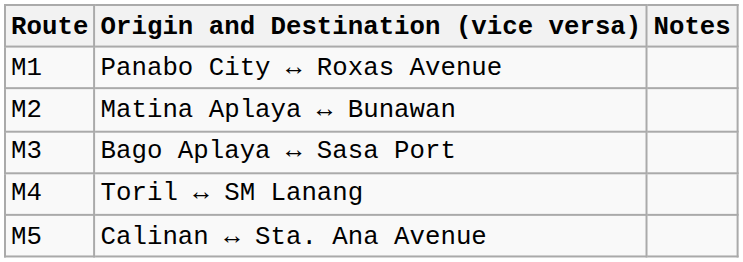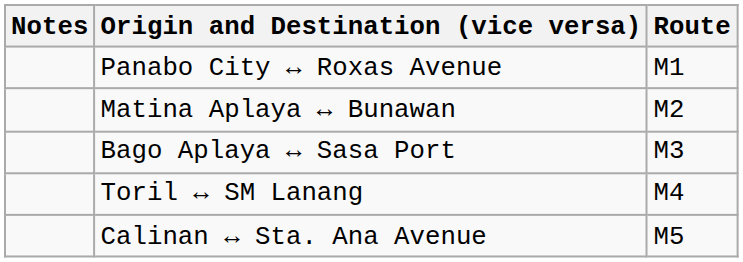columns swapped: (50, 26) <-> (692, 26)
